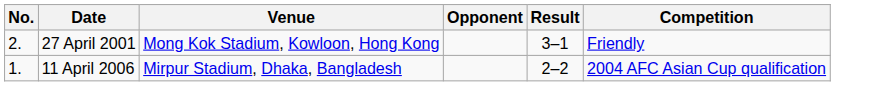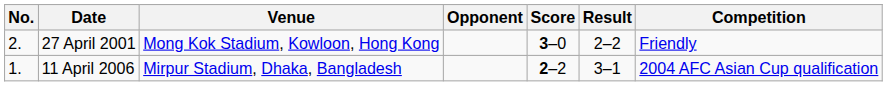+ column: (553, 17)
(555, 43) 3–1 -> (607, 43) 2–2
(555, 68) 2–2 -> (607, 68) 3–1
